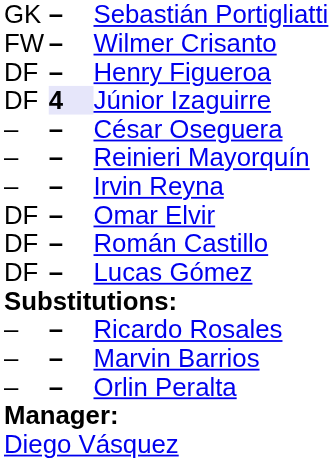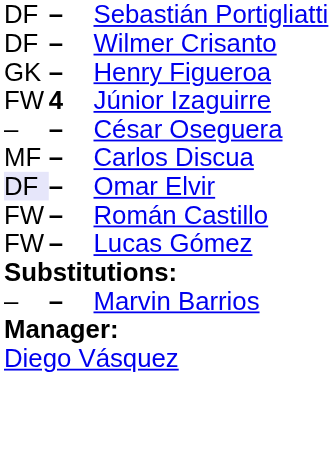(23, 14) GK -> (21, 14) DF
(24, 43) FW -> (21, 43) DF
(21, 72) DF -> (23, 72) GK
(21, 100) DF -> (24, 100) FW
(56, 100) lavender background -> (56, 100) no background
+ row: (174, 158)
- row: (202, 158)
- row: (159, 186)
(21, 215) no background -> (21, 186) lavender background
(21, 243) DF -> (24, 215) FW
(21, 272) DF -> (24, 243) FW
- row: (188, 329)
- row: (165, 387)
